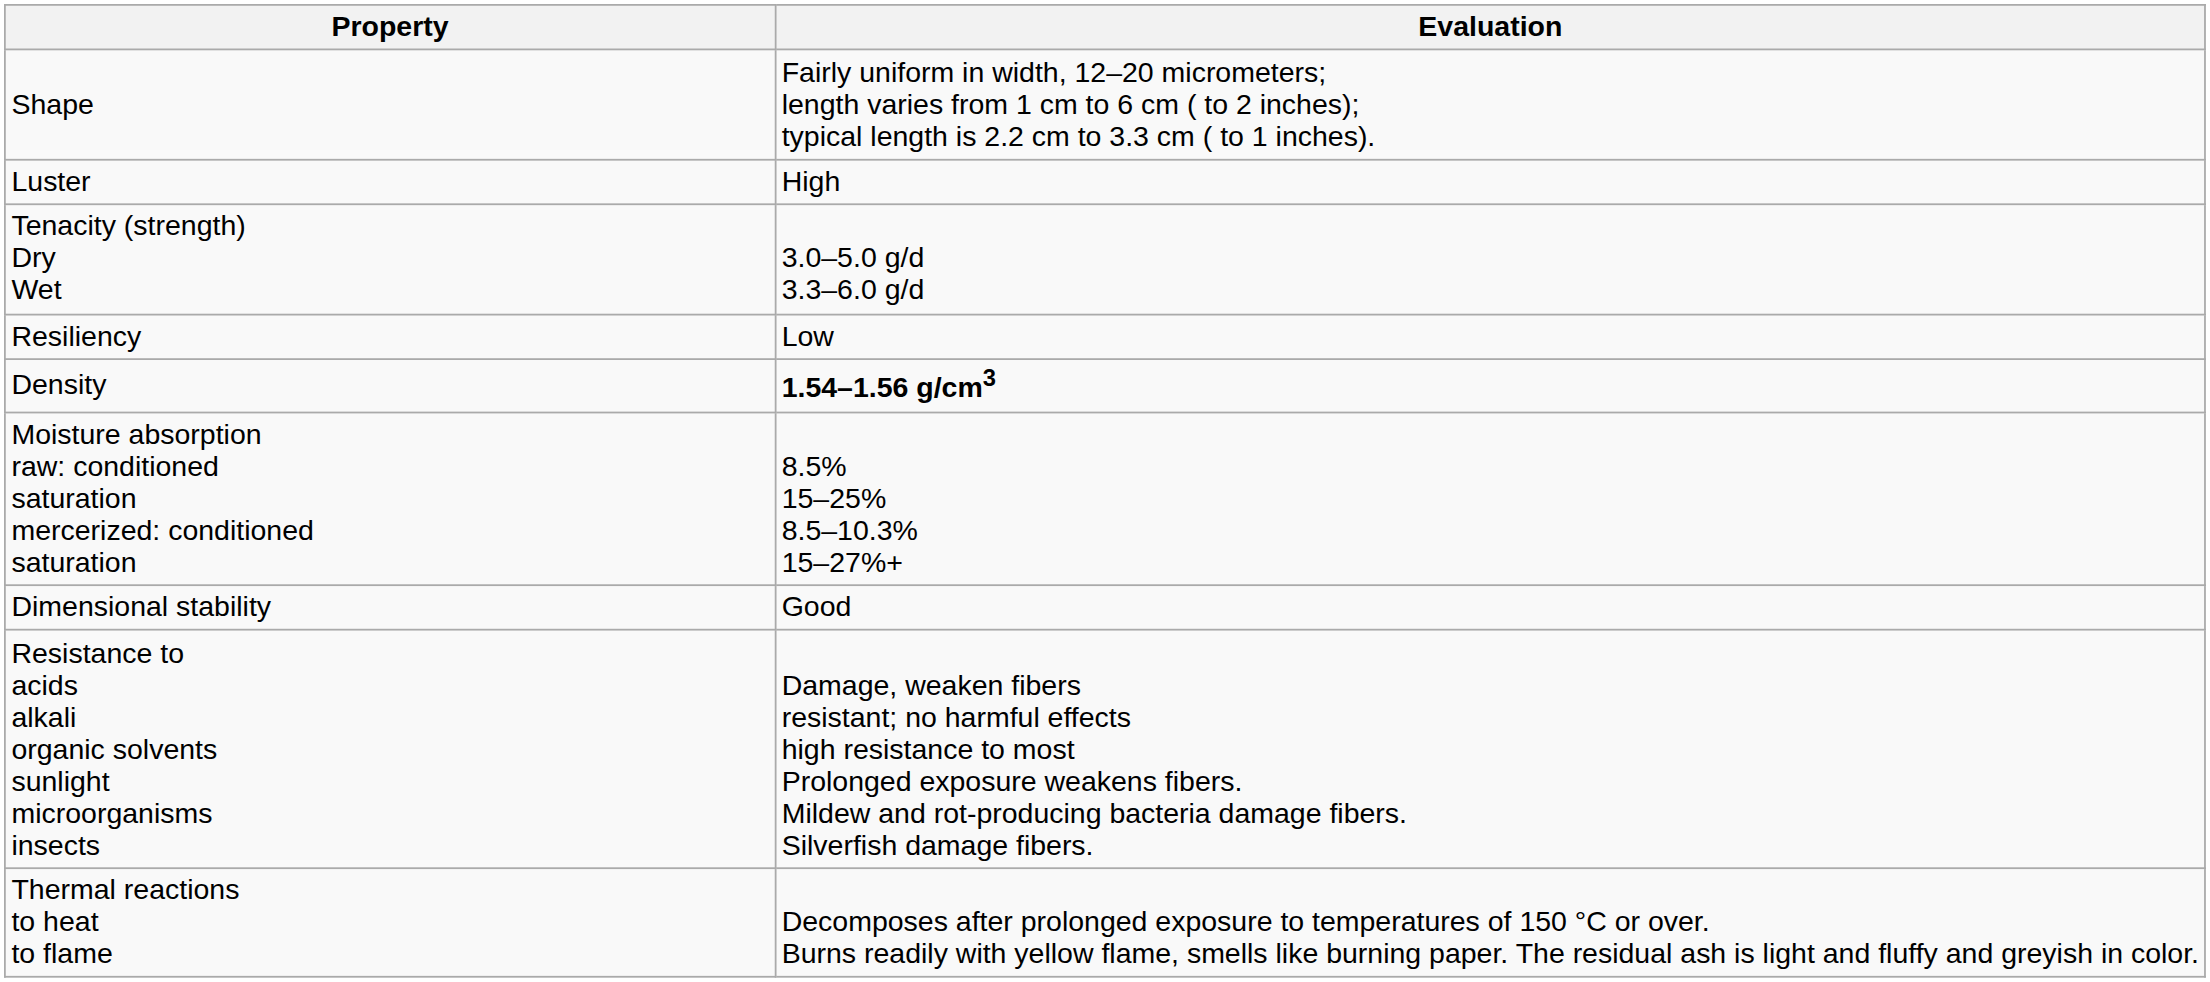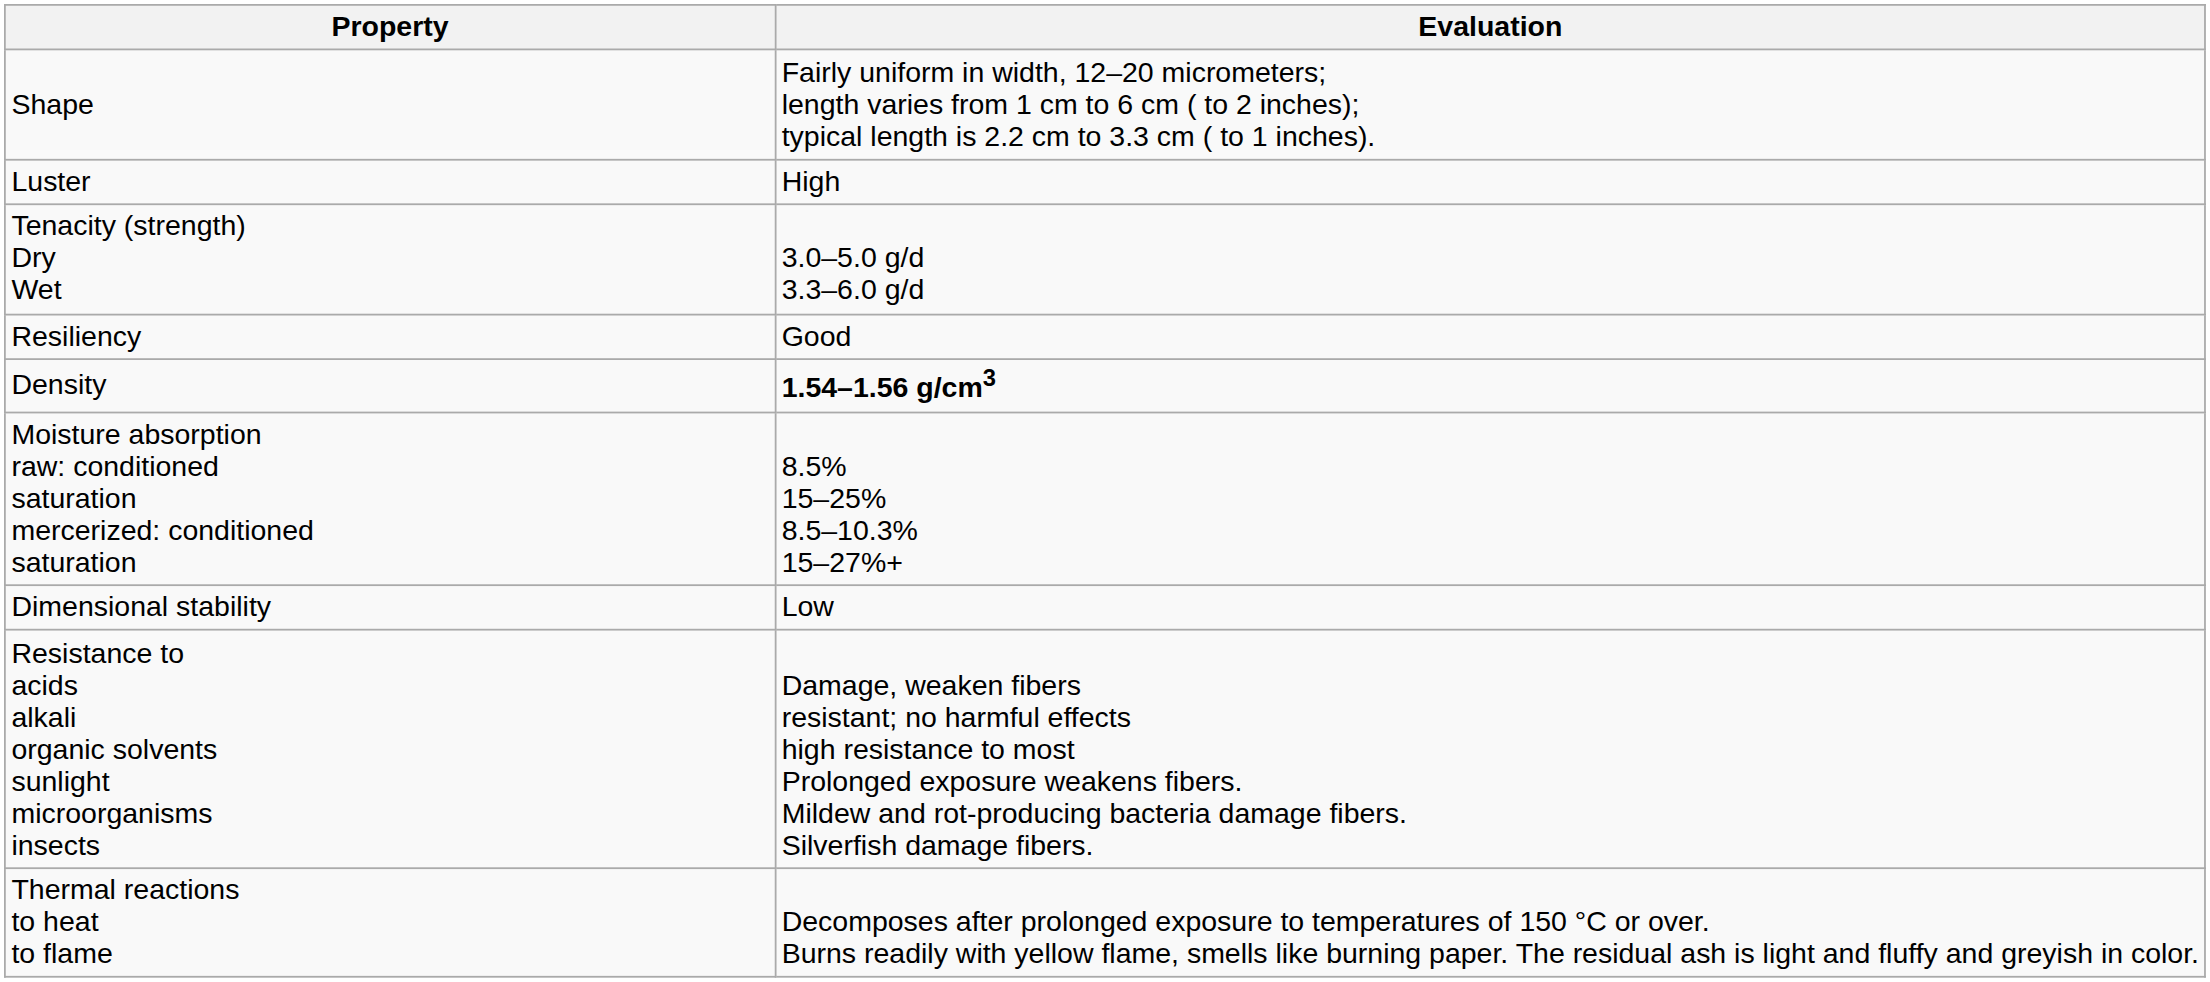(808, 335) Low -> (817, 335) Good
(817, 607) Good -> (808, 607) Low
